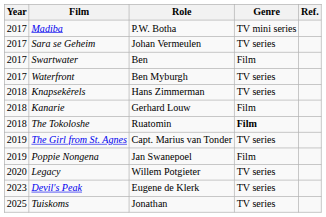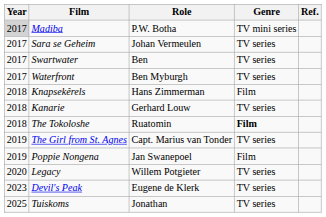(17, 28) no background -> (17, 28) lightgrey background
(246, 60) Film -> (256, 60) TV series
(256, 92) TV series -> (246, 92) Film
(246, 108) Film -> (256, 108) TV series
